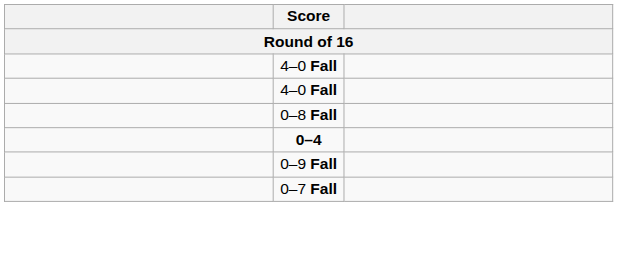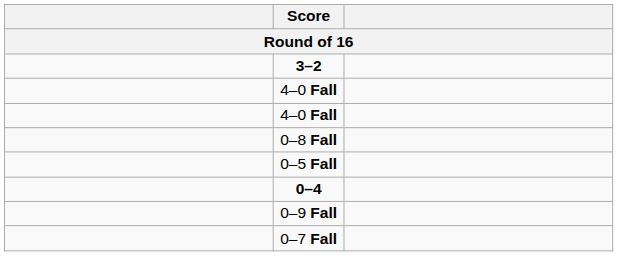+ row: (139, 66)
+ row: (139, 164)
